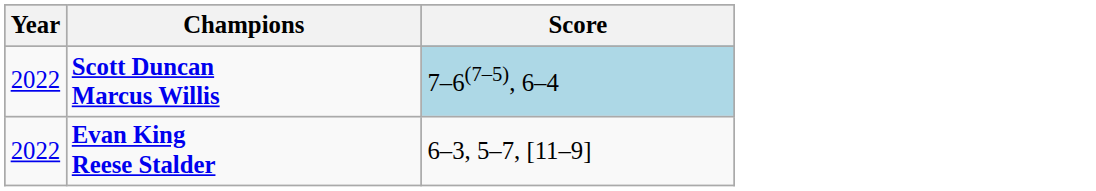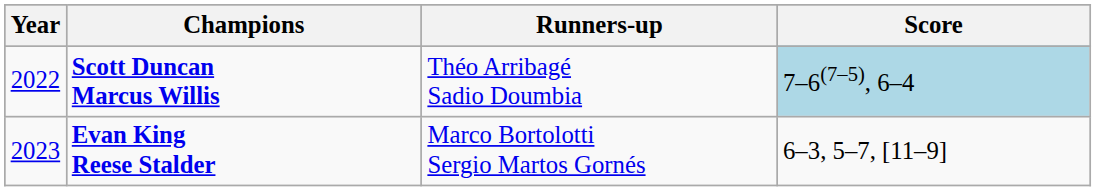+ column: (599, 25)
(35, 150) 2022 -> (35, 150) 2023
